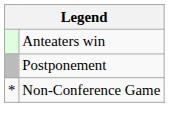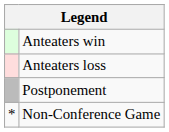+ row: (64, 66)
